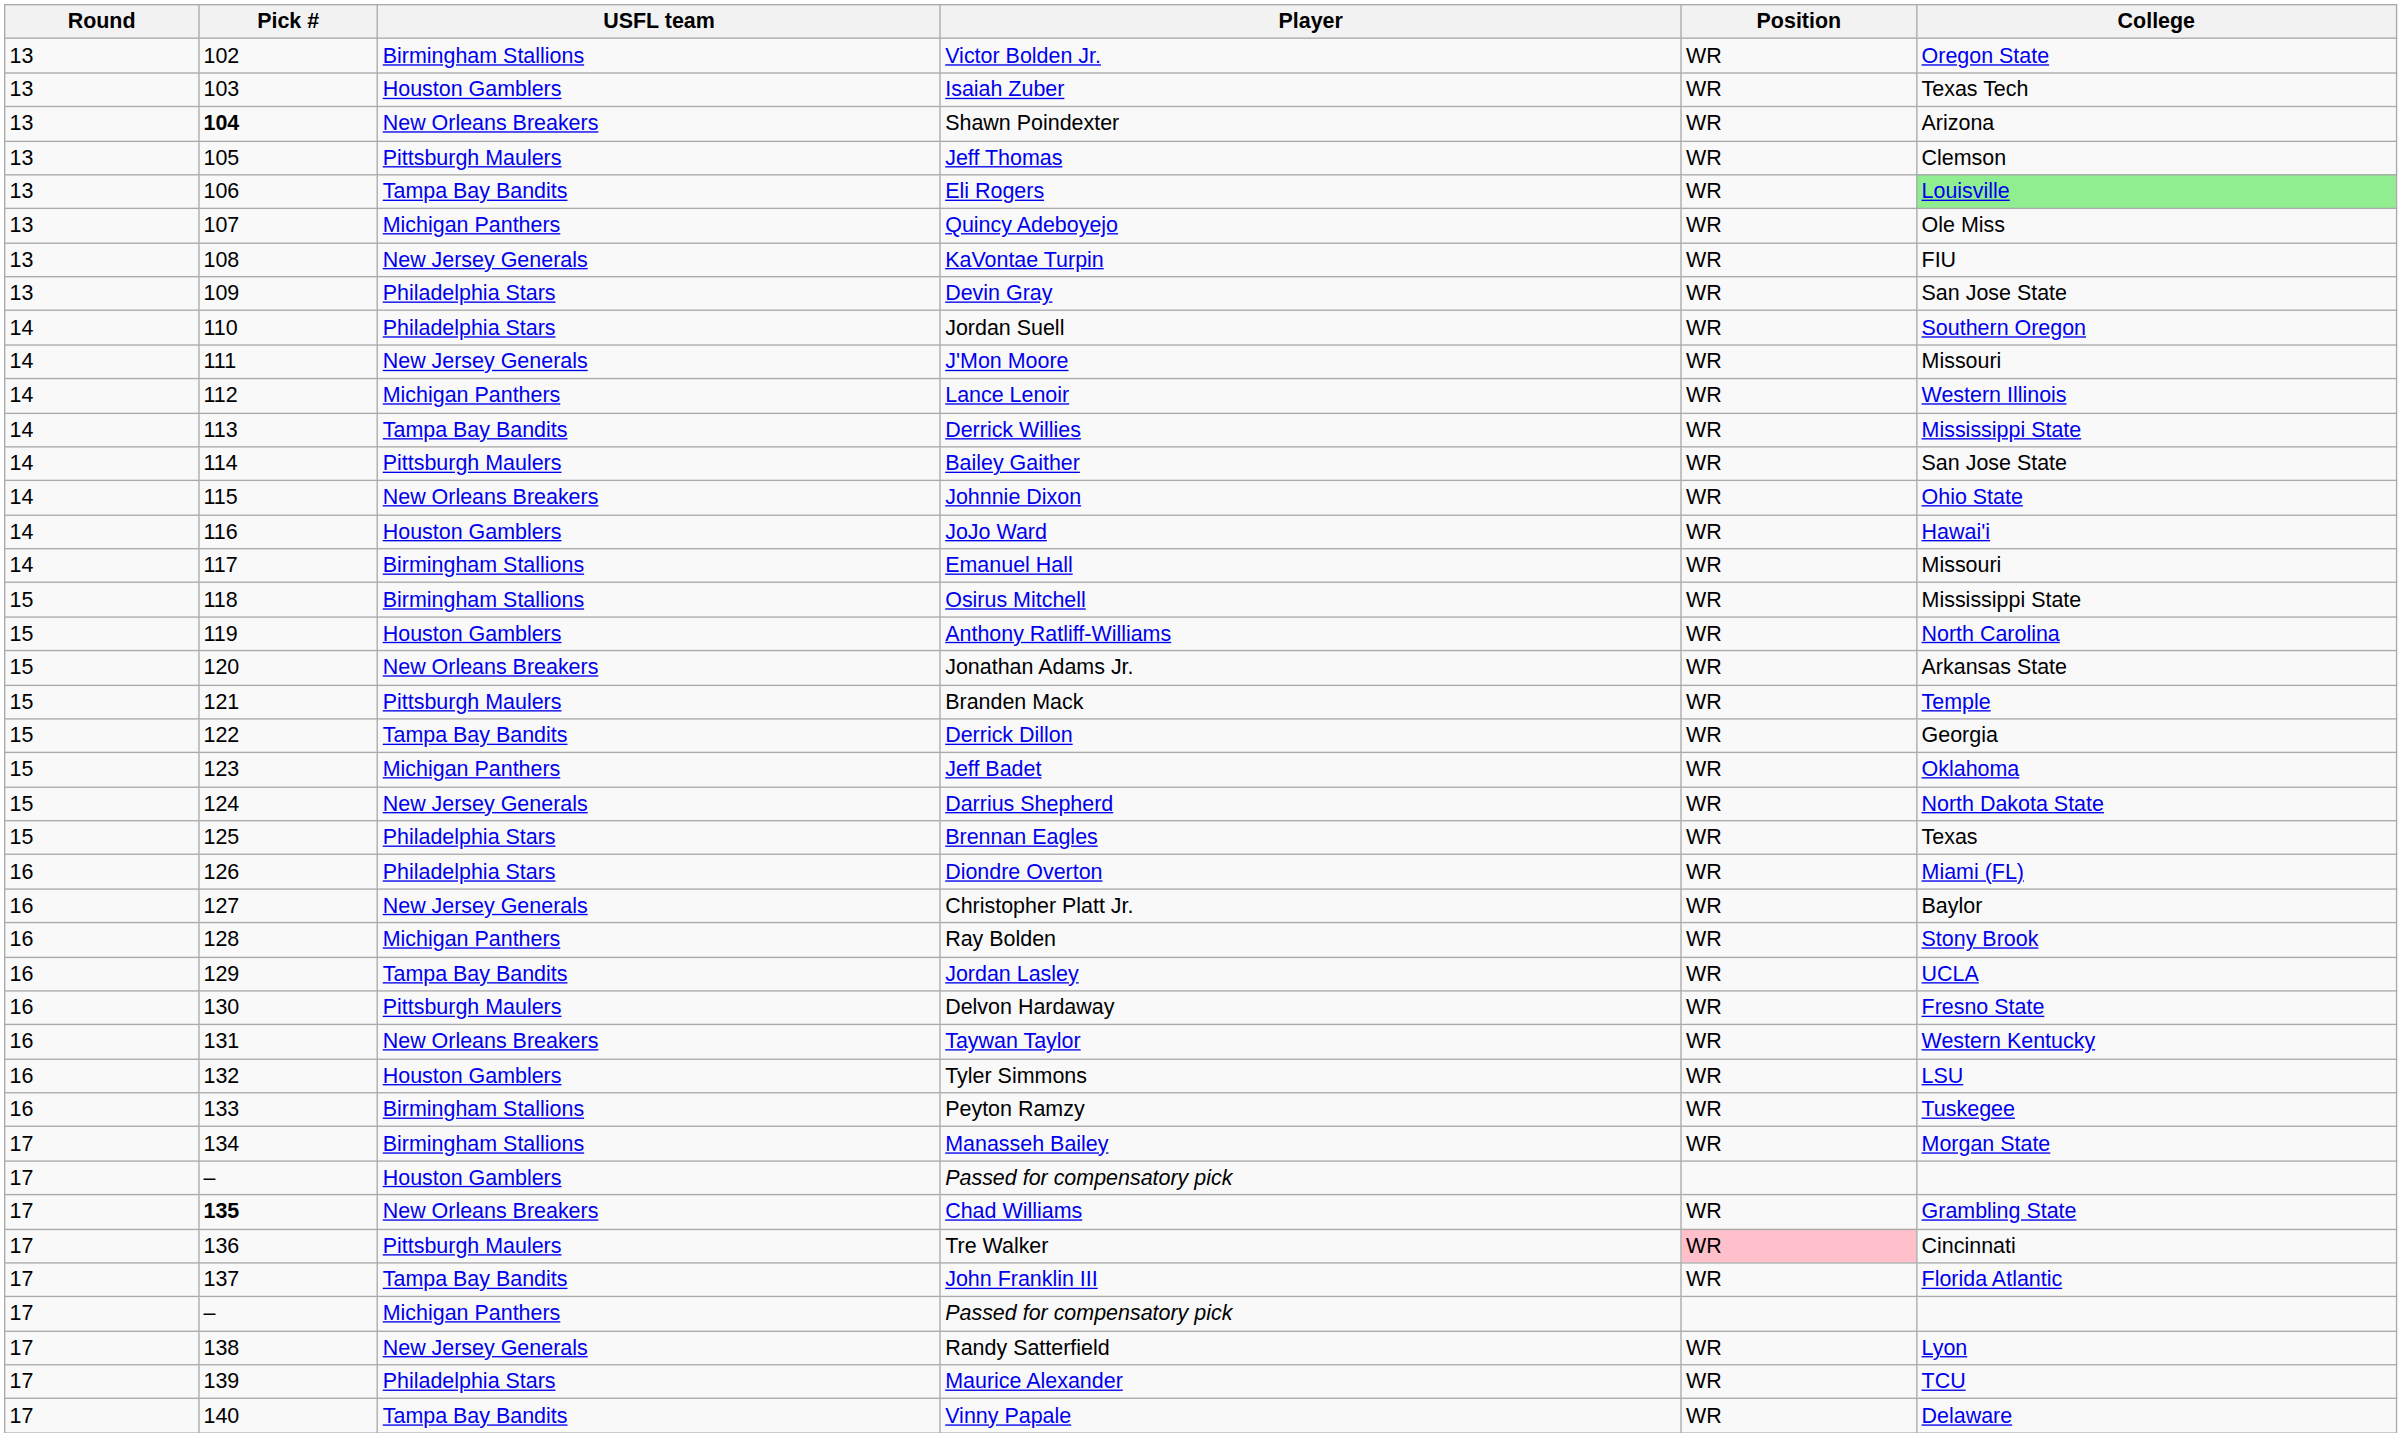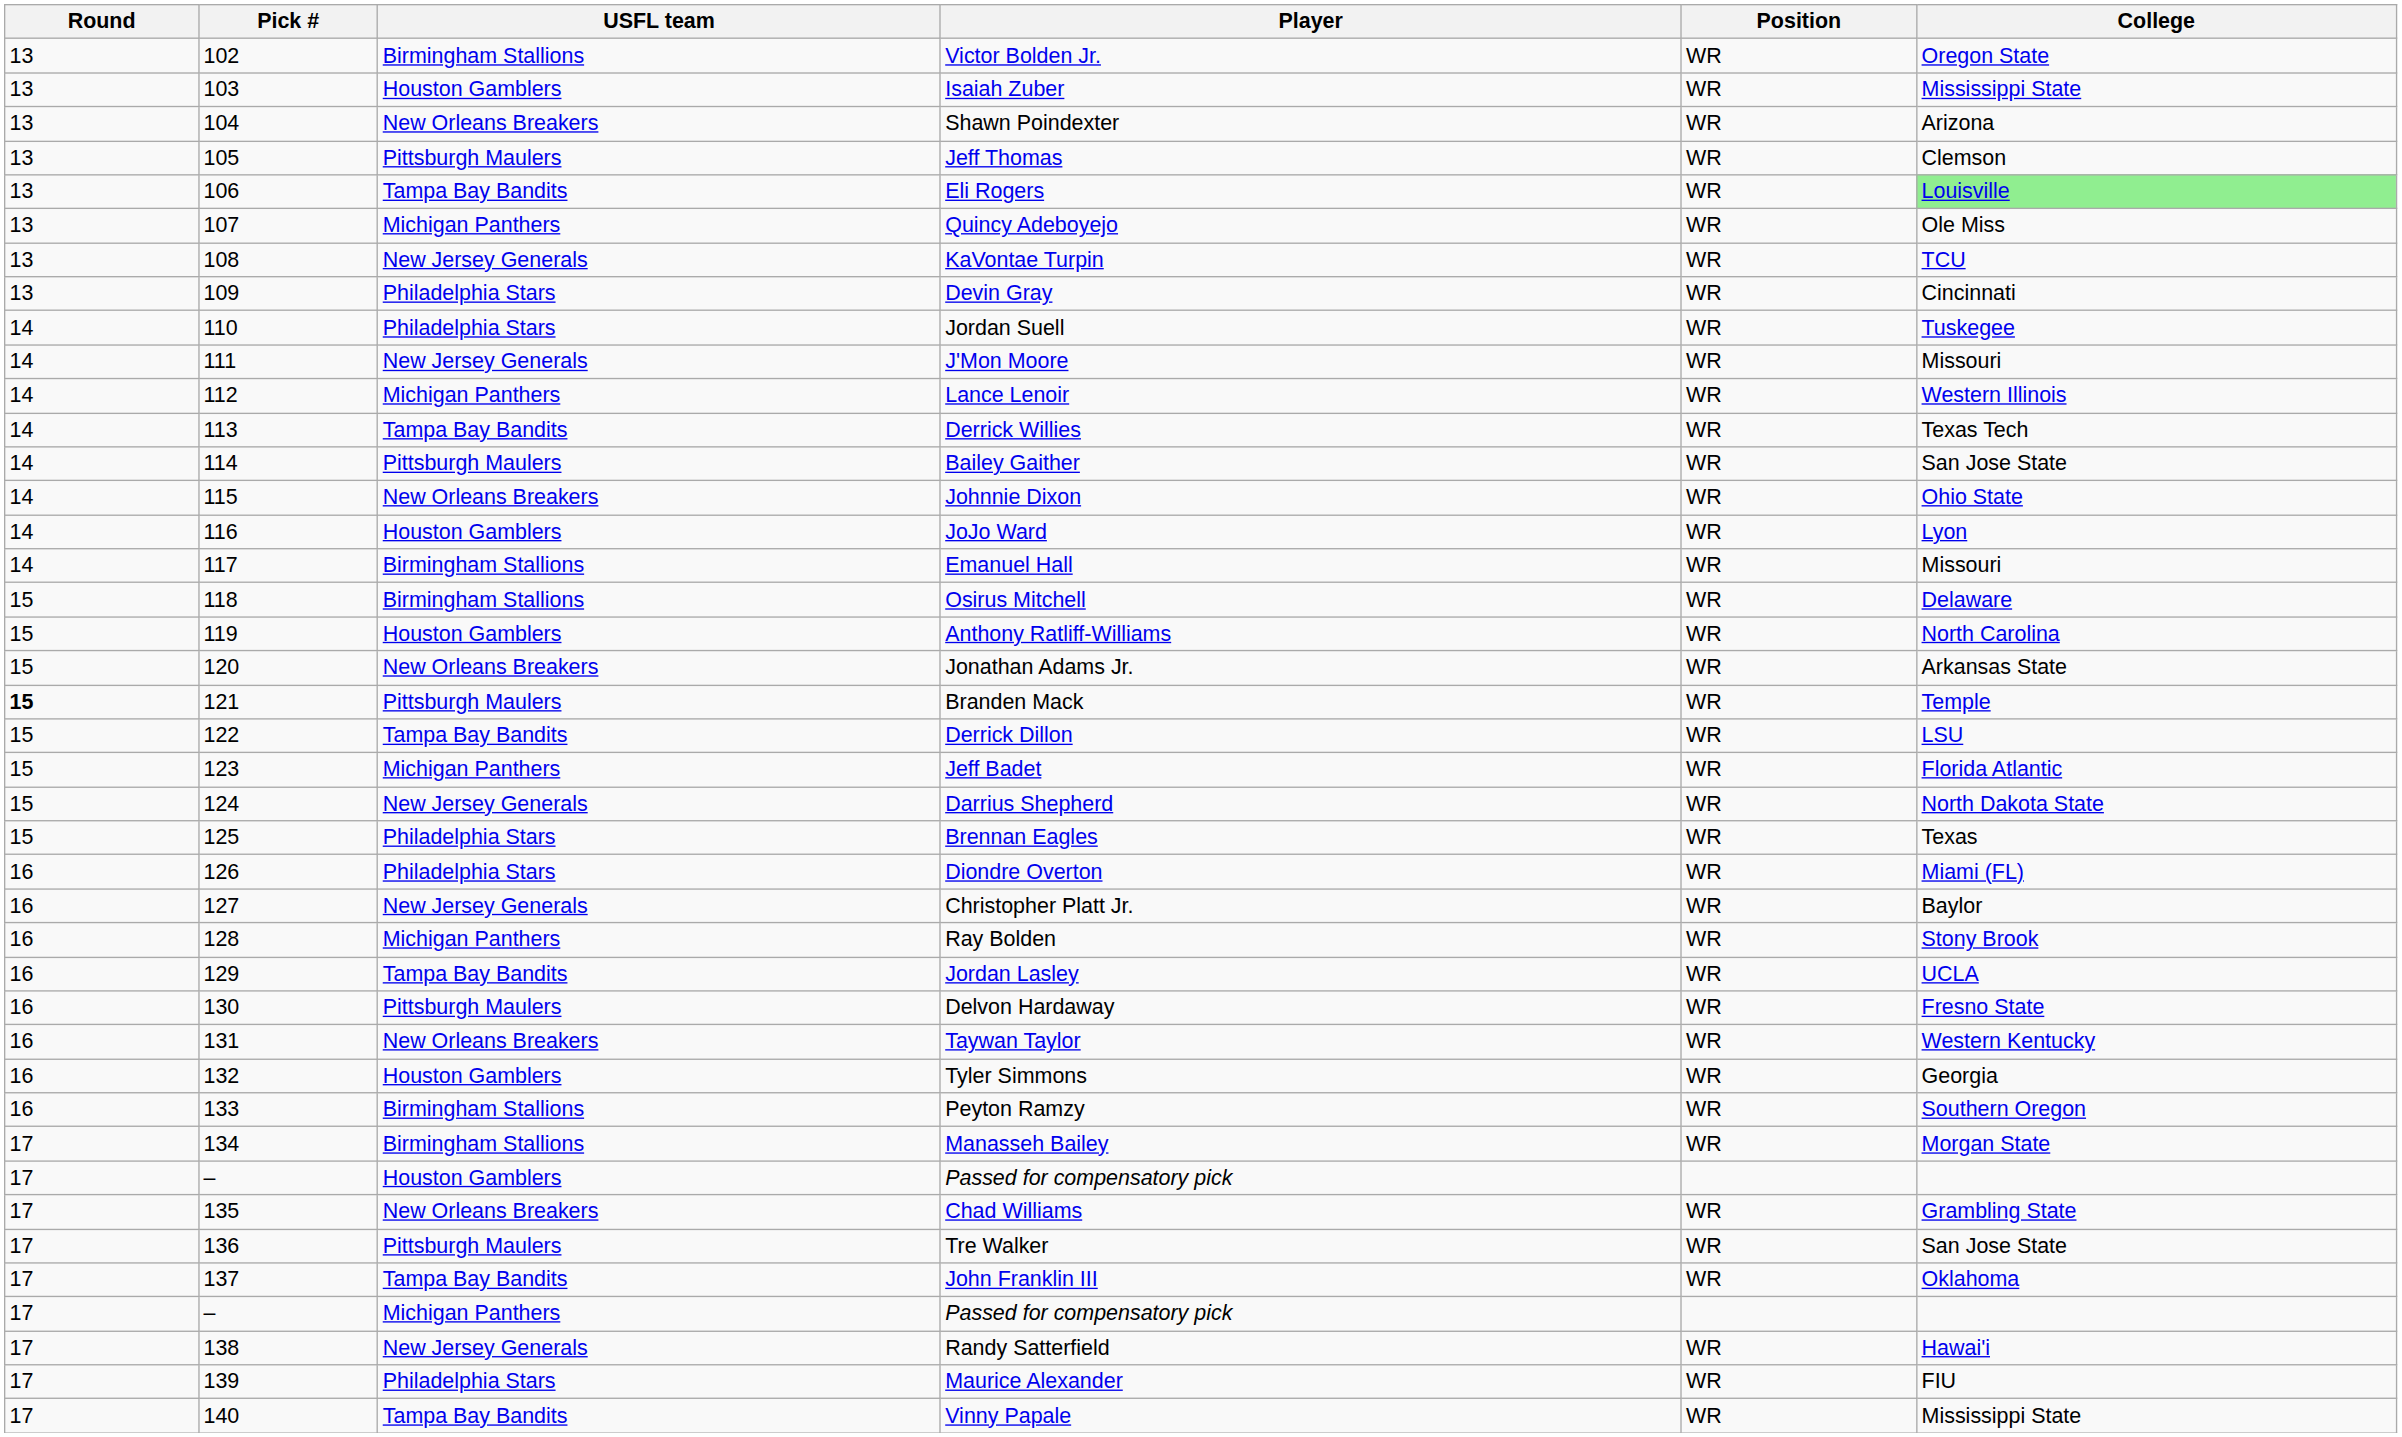(1975, 89) Texas Tech -> (2001, 89) Mississippi State
(221, 123) bold -> (221, 123) normal
(1939, 259) FIU -> (1944, 259) TCU
(1994, 293) San Jose State -> (1969, 293) Cincinnati
(2004, 327) Southern Oregon -> (1968, 327) Tuskegee
(2001, 429) Mississippi State -> (1975, 429) Texas Tech
(1956, 531) Hawai'i -> (1944, 531) Lyon
(2001, 599) Mississippi State -> (1967, 599) Delaware
(22, 701) normal -> (22, 701) bold
(1960, 735) Georgia -> (1942, 735) LSU
(1970, 769) Oklahoma -> (1992, 769) Florida Atlantic
(1942, 1075) LSU -> (1960, 1075) Georgia
(1968, 1109) Tuskegee -> (2004, 1109) Southern Oregon
(221, 1211) bold -> (221, 1211) normal
(1704, 1245) pink background -> (1704, 1245) no background
(1969, 1245) Cincinnati -> (1994, 1245) San Jose State
(1992, 1279) Florida Atlantic -> (1970, 1279) Oklahoma
(1944, 1347) Lyon -> (1956, 1347) Hawai'i
(1944, 1381) TCU -> (1939, 1381) FIU
(1967, 1415) Delaware -> (2001, 1415) Mississippi State
